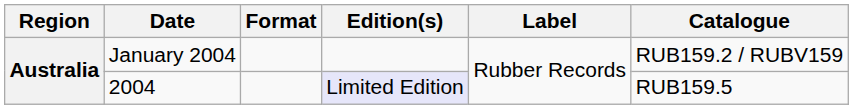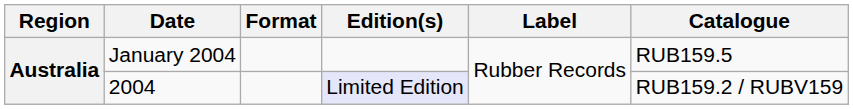(739, 54) RUB159.2 / RUBV159 -> (684, 54) RUB159.5
(684, 87) RUB159.5 -> (739, 87) RUB159.2 / RUBV159
